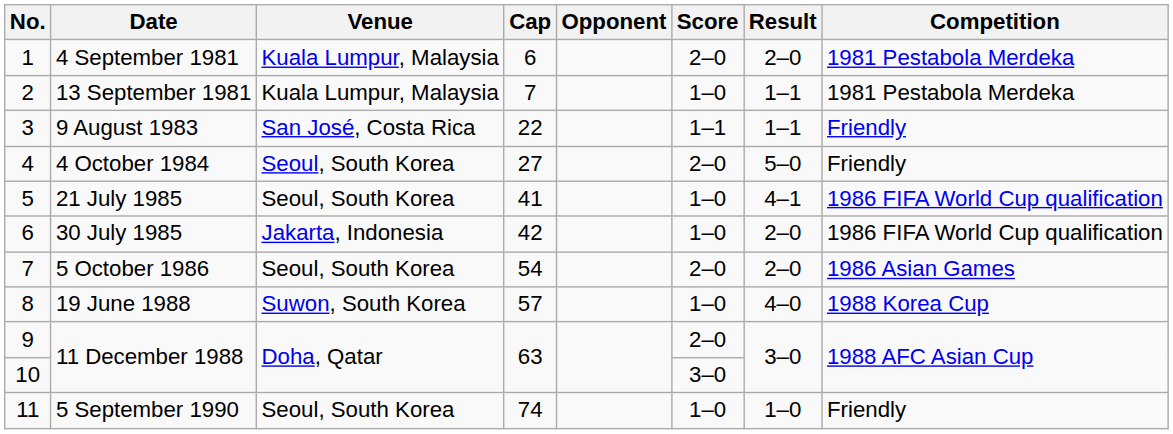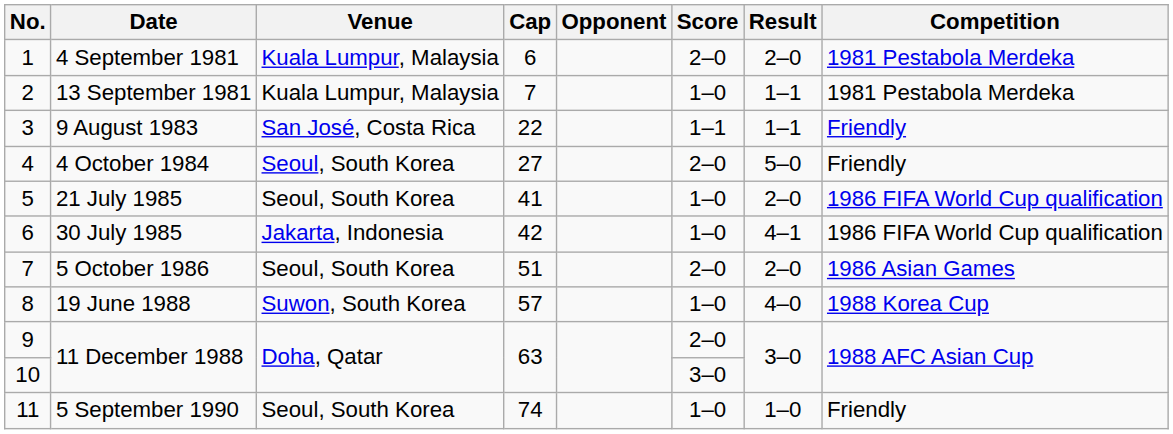(783, 198) 4–1 -> (783, 198) 2–0
(783, 233) 2–0 -> (783, 233) 4–1
(530, 269) 54 -> (530, 269) 51
